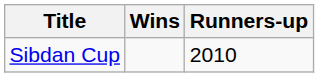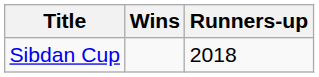(213, 54) 2010 -> (213, 54) 2018
